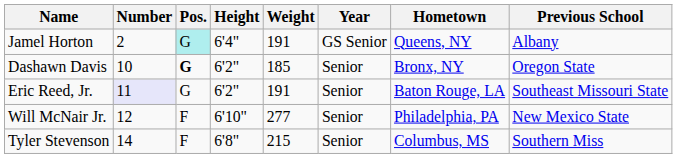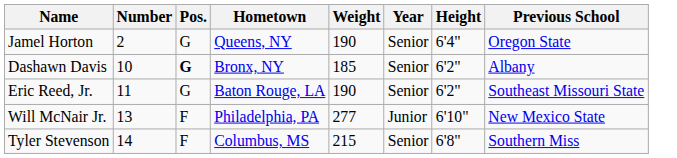columns swapped: (237, 16) <-> (450, 16)
(185, 41) paleturquoise background -> (185, 41) no background
(279, 41) 191 -> (344, 41) 190
(354, 41) GS Senior -> (408, 41) Senior
(535, 41) Albany -> (530, 41) Oregon State
(553, 66) Oregon State -> (511, 66) Albany
(124, 91) lavender background -> (124, 91) no background
(279, 91) 191 -> (344, 91) 190
(124, 116) 12 -> (124, 116) 13
(342, 116) Senior -> (407, 116) Junior
